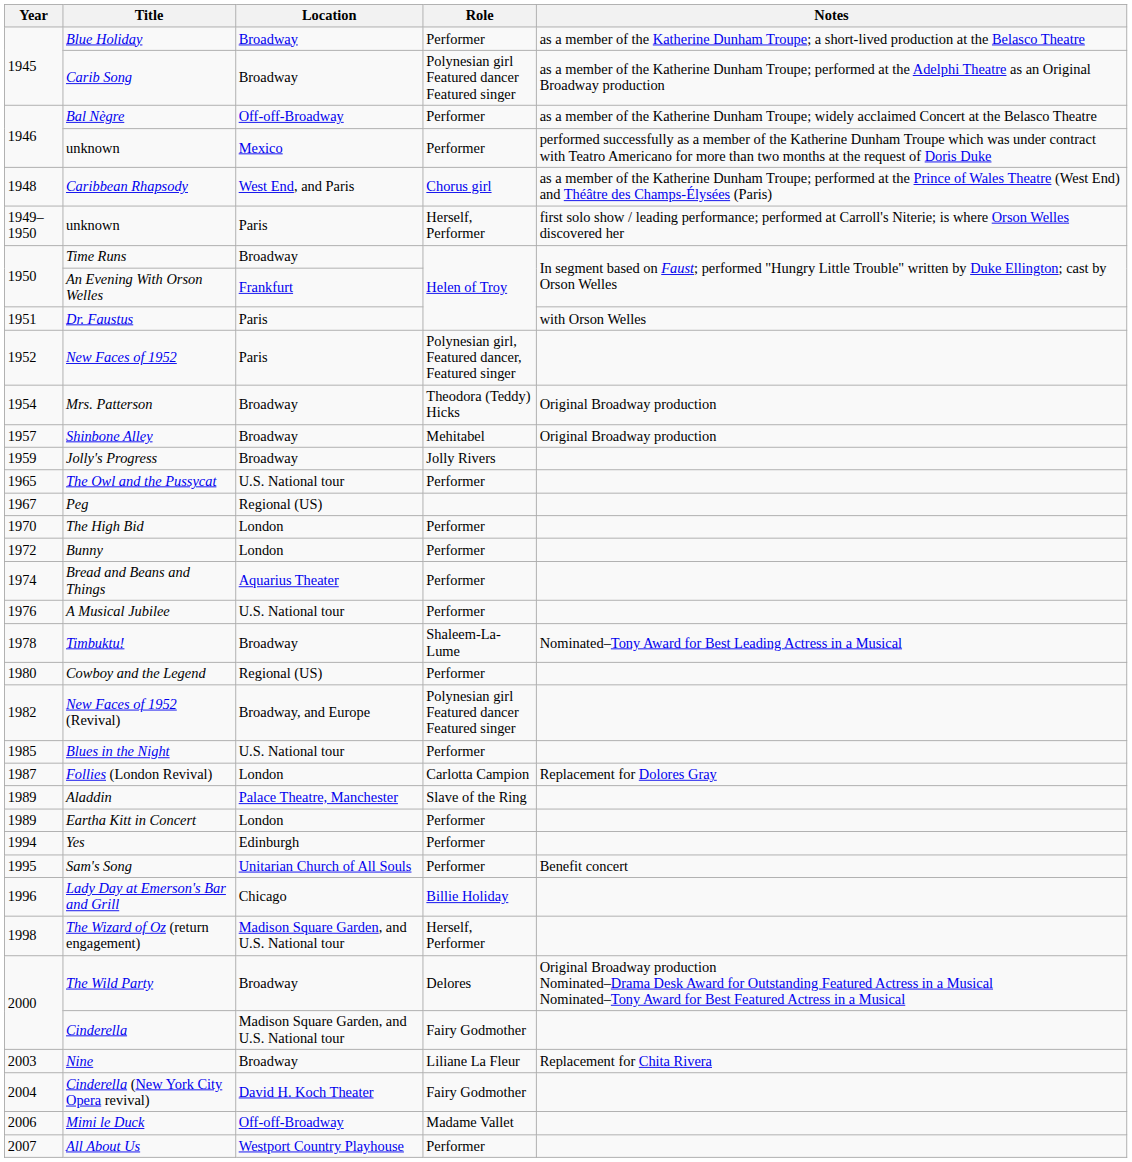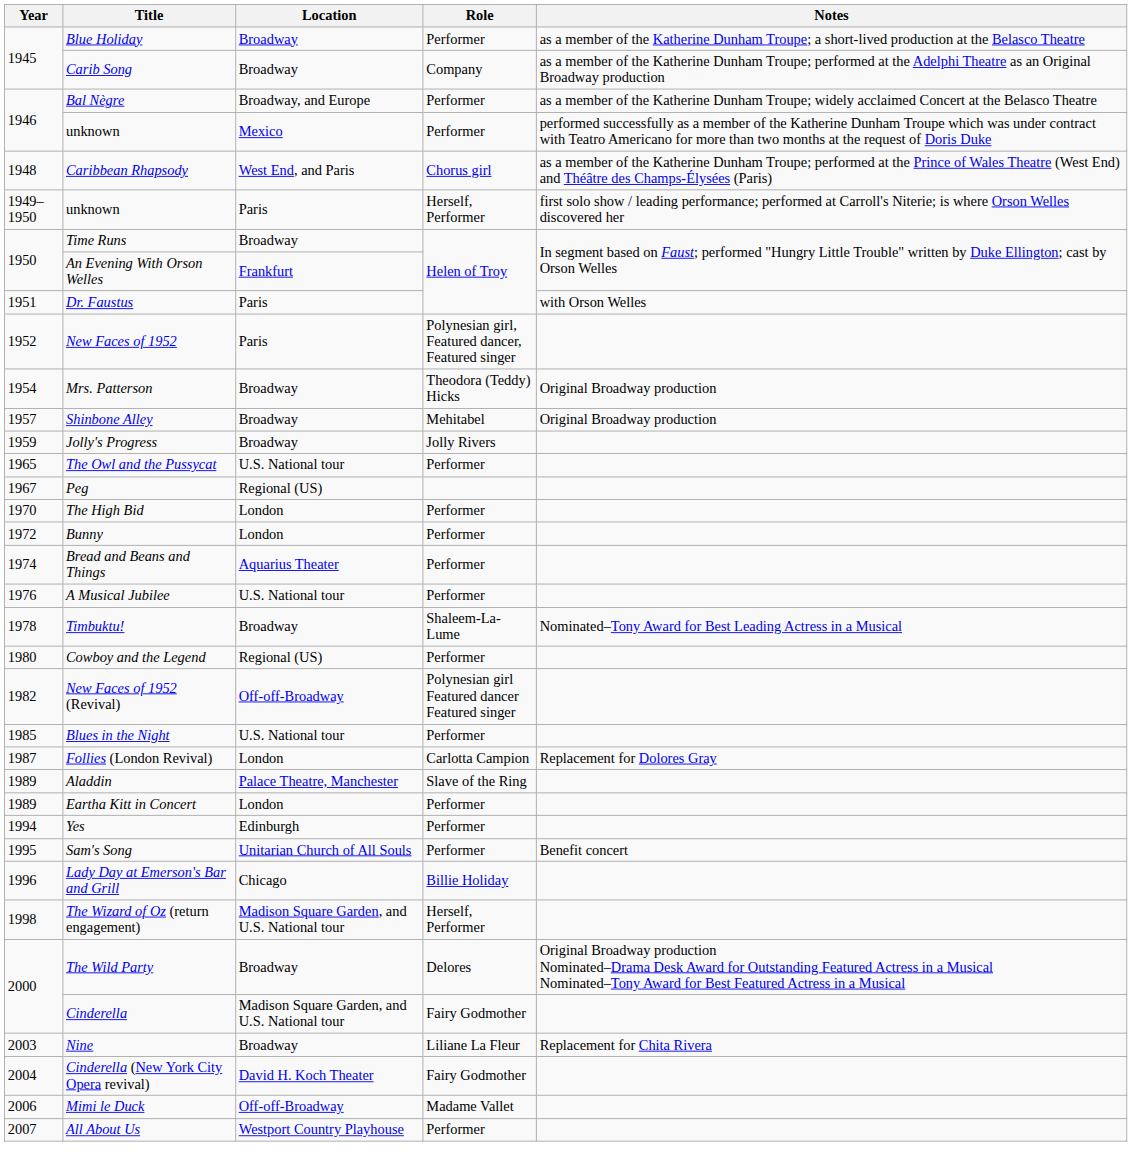(473, 77) Polynesian girl Featured dancer Featured singer -> (454, 69) Company
(291, 116) Off-off-Broadway -> (304, 100) Broadway, and Europe
(304, 712) Broadway, and Europe -> (291, 696) Off-off-Broadway
